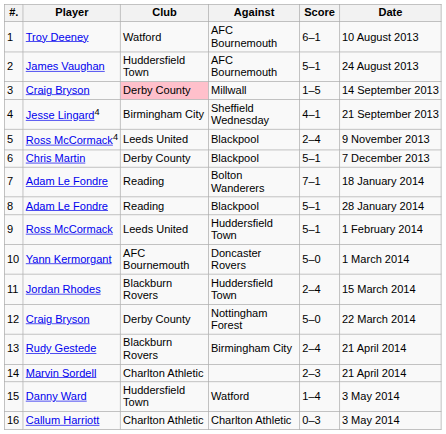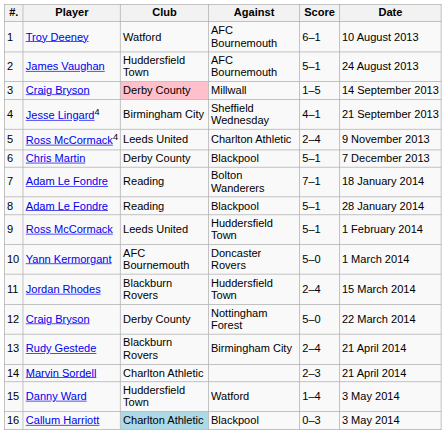(235, 139) Blackpool -> (251, 139) Charlton Athletic
(163, 420) no background -> (163, 420) lightblue background
(251, 420) Charlton Athletic -> (235, 420) Blackpool
